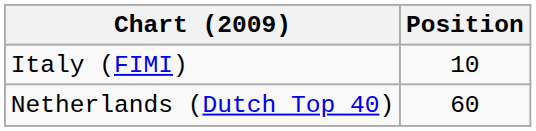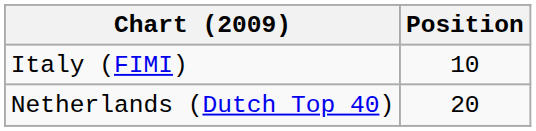(465, 105) 60 -> (465, 105) 20
